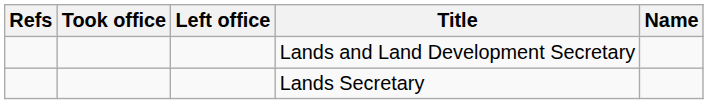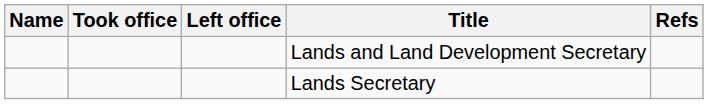columns swapped: (672, 21) <-> (31, 21)
